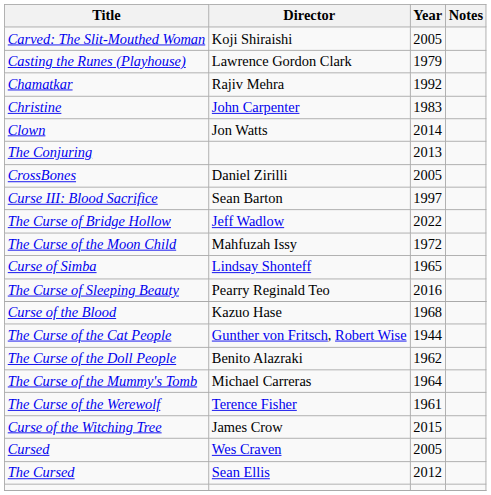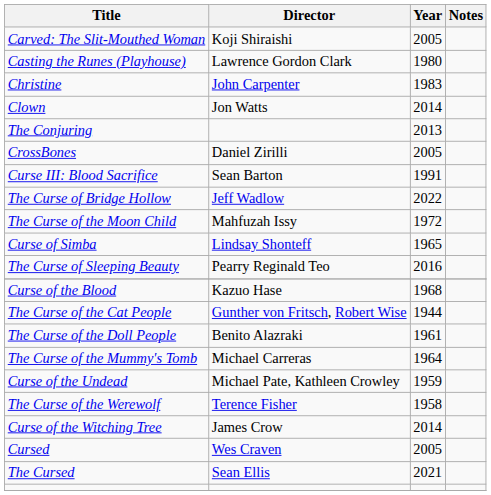(428, 61) 1979 -> (428, 61) 1980
- row: (40, 84)
(428, 198) 1997 -> (428, 175) 1991
(428, 358) 1962 -> (428, 335) 1961
+ row: (68, 381)
(428, 404) 1961 -> (428, 404) 1958
(428, 426) 2015 -> (428, 426) 2014
(428, 472) 2012 -> (428, 472) 2021
